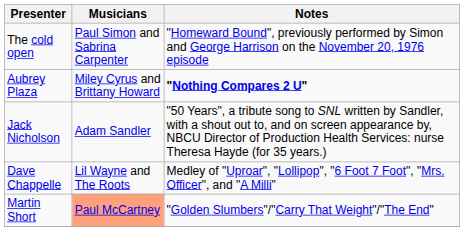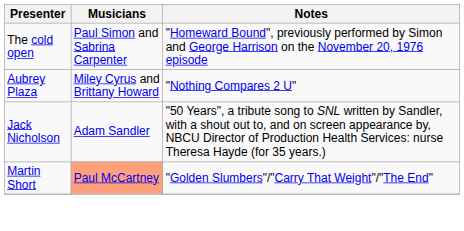(237, 85) bold -> (231, 85) normal
- row: (34, 177)
